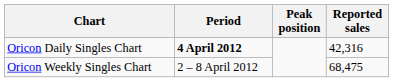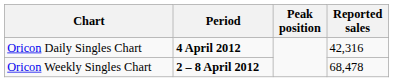(218, 67) normal -> (218, 67) bold
(346, 67) 68,475 -> (346, 67) 68,478
